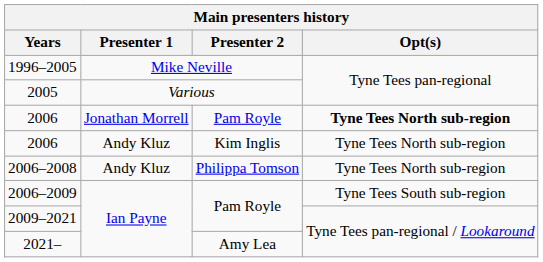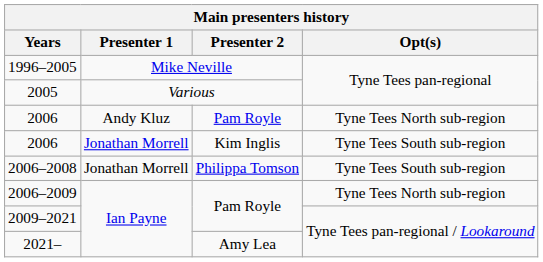(136, 118) Jonathan Morrell -> (136, 118) Andy Kluz
(420, 118) bold -> (420, 118) normal
(136, 143) Andy Kluz -> (136, 143) Jonathan Morrell
(420, 143) Tyne Tees North sub-region -> (420, 143) Tyne Tees South sub-region
(136, 168) Andy Kluz -> (136, 168) Jonathan Morrell
(420, 168) Tyne Tees North sub-region -> (420, 168) Tyne Tees South sub-region
(420, 193) Tyne Tees South sub-region -> (420, 193) Tyne Tees North sub-region
